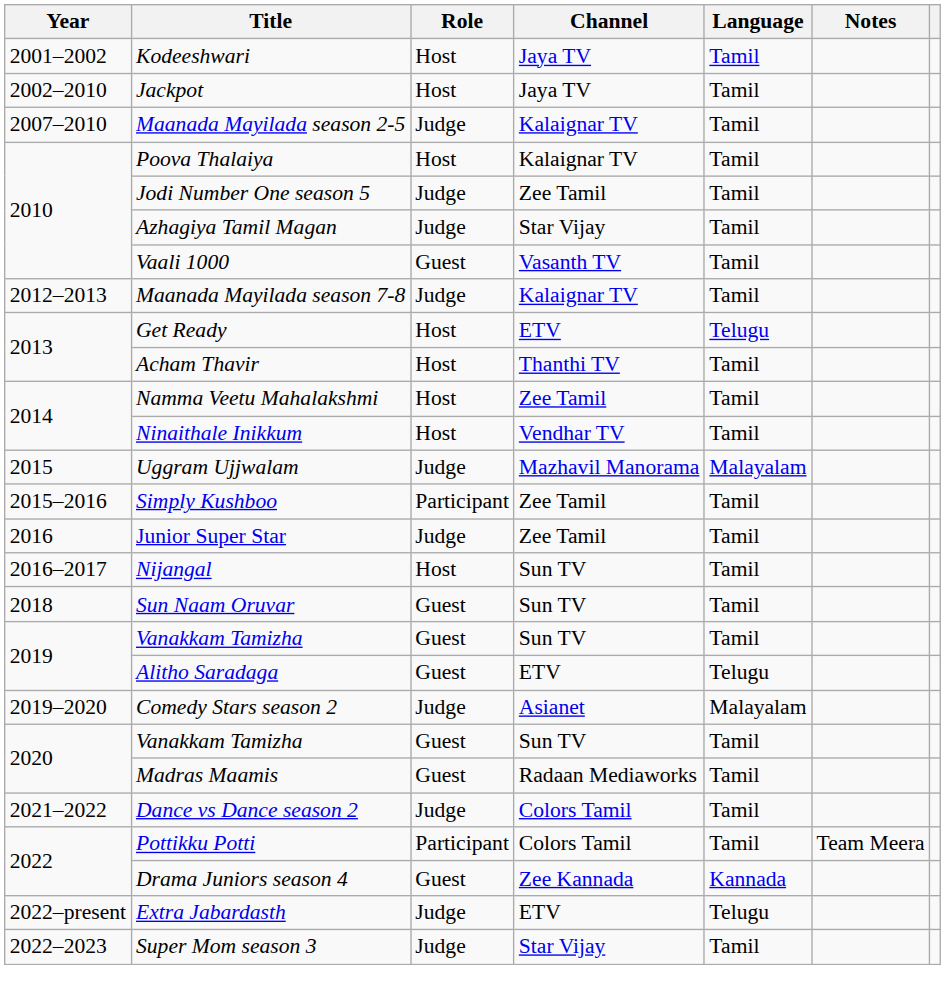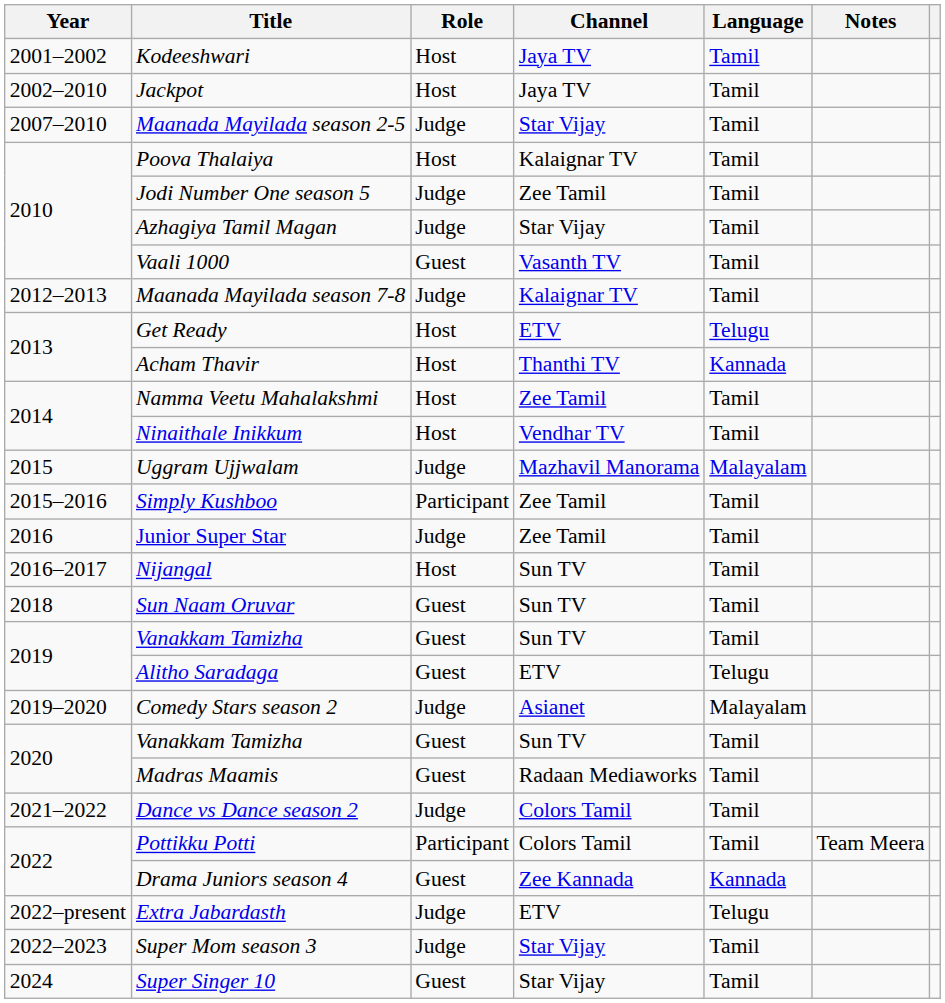(578, 124) Kalaignar TV -> (562, 124) Star Vijay
(734, 364) Tamil -> (748, 364) Kannada
+ row: (31, 980)
